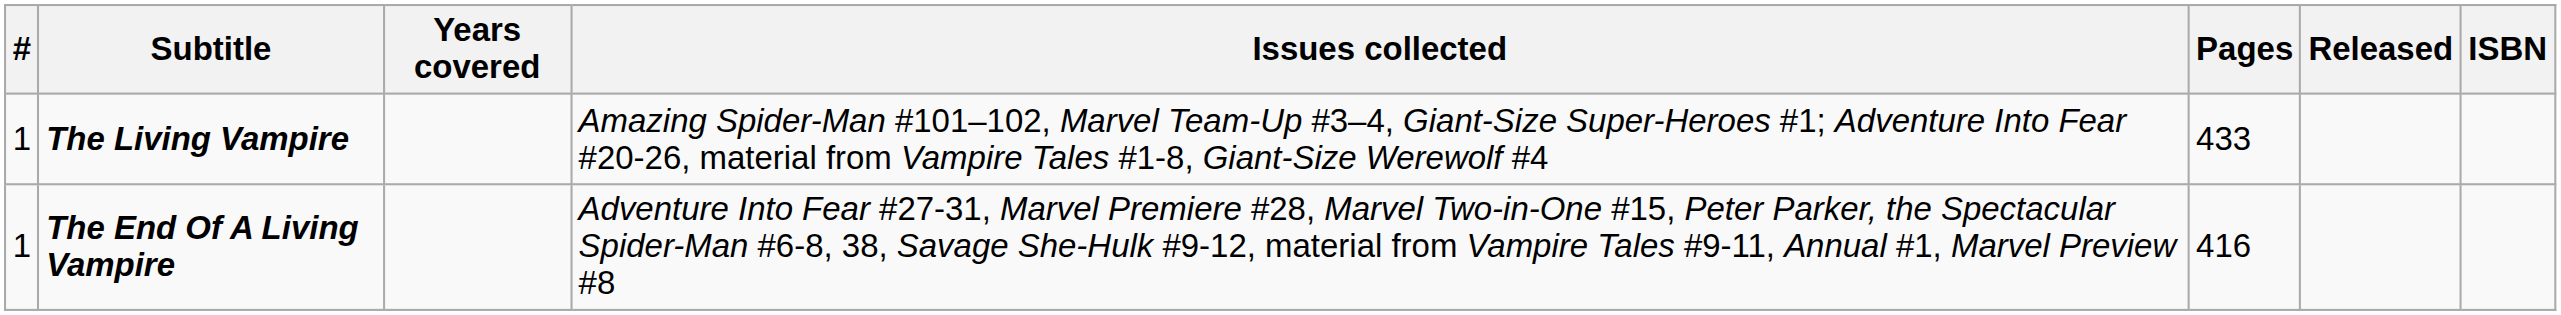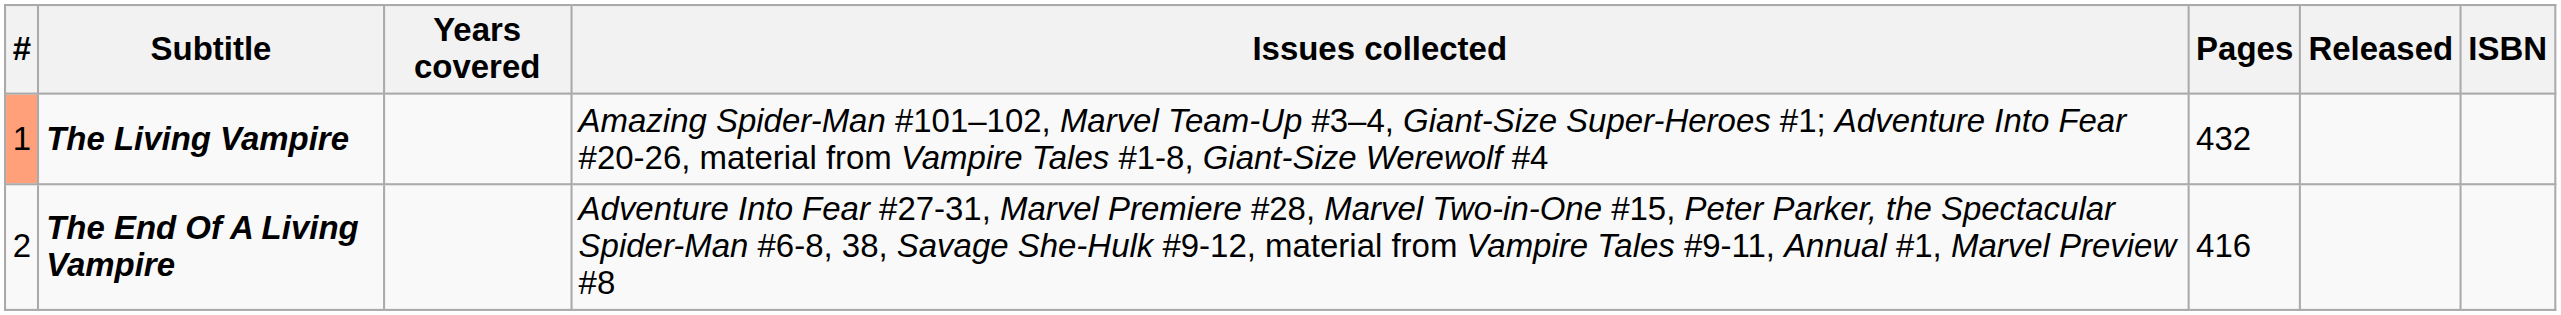(22, 138) no background -> (22, 138) lightsalmon background
(2224, 138) 433 -> (2224, 138) 432
(22, 246) 1 -> (22, 246) 2
